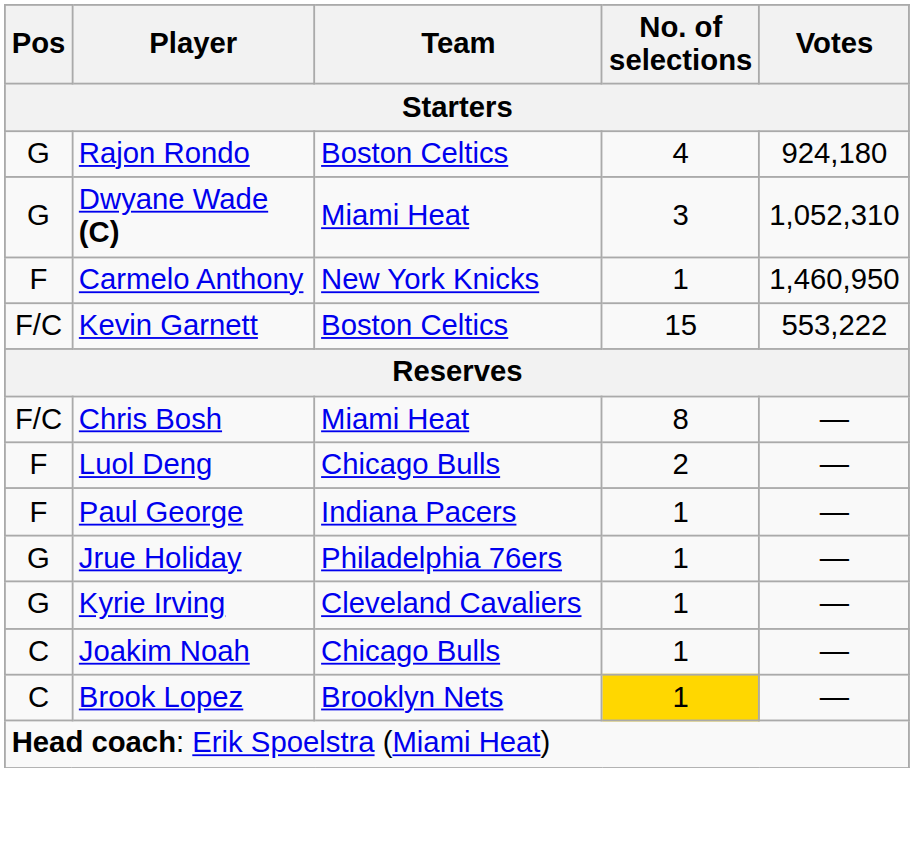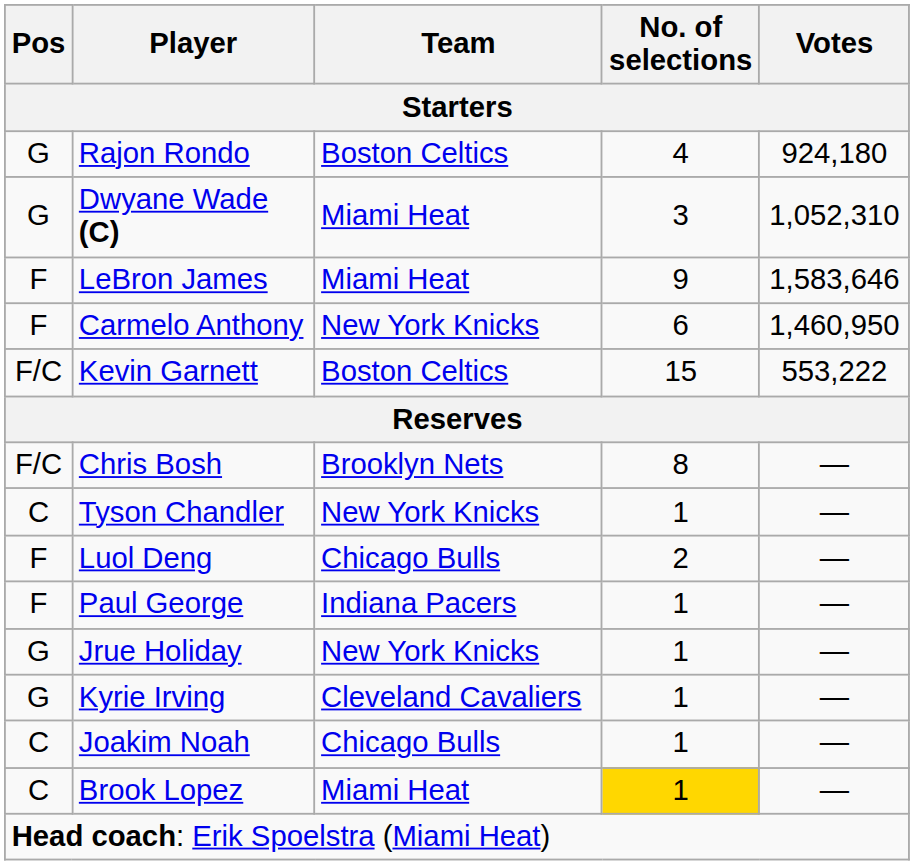+ row: (173, 279)
(681, 279) 1 -> (681, 325) 6
(395, 418) Miami Heat -> (412, 465) Brooklyn Nets
+ row: (181, 511)
(442, 557) Philadelphia 76ers -> (430, 650) New York Knicks
(412, 697) Brooklyn Nets -> (395, 790) Miami Heat
